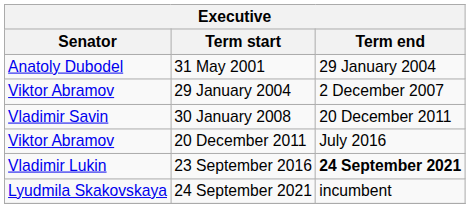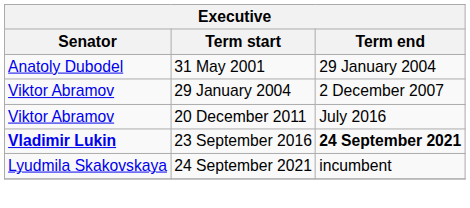- row: (233, 116)
(57, 166) normal -> (62, 141) bold
